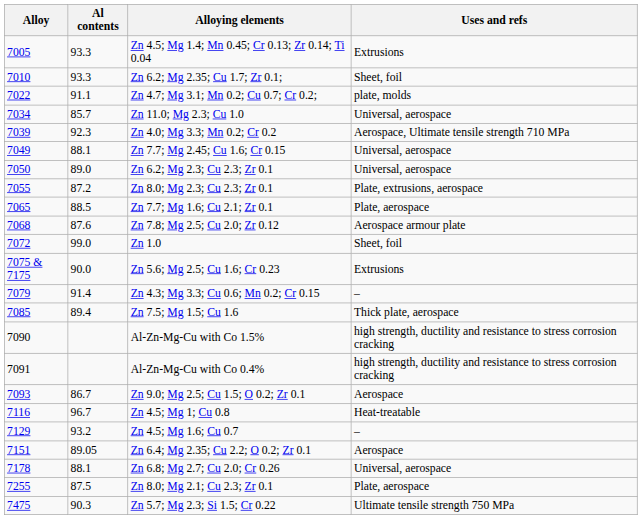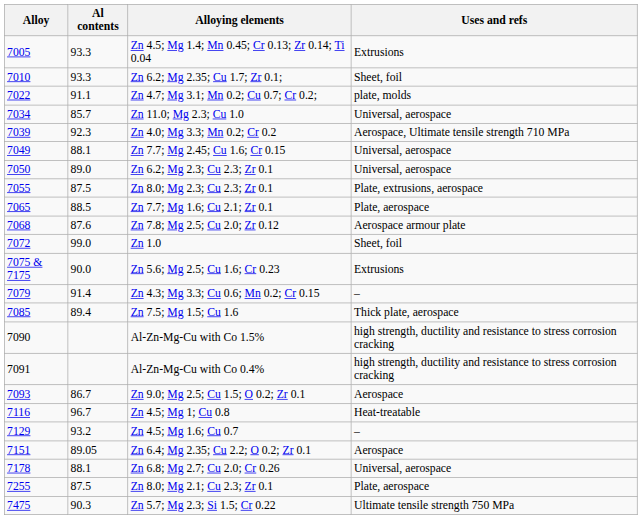(81, 188) 87.2 -> (81, 188) 87.5
